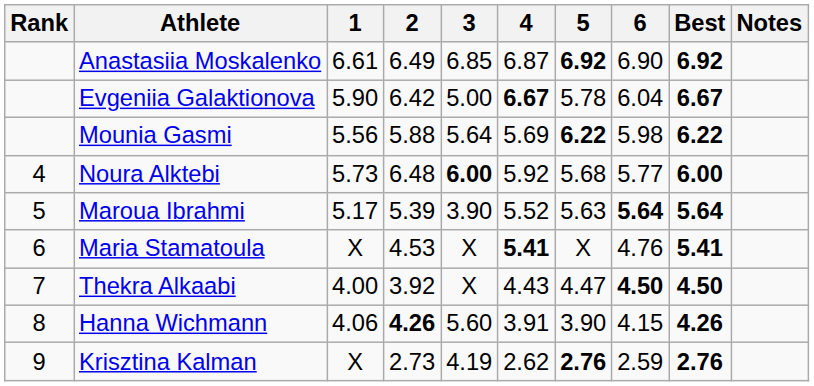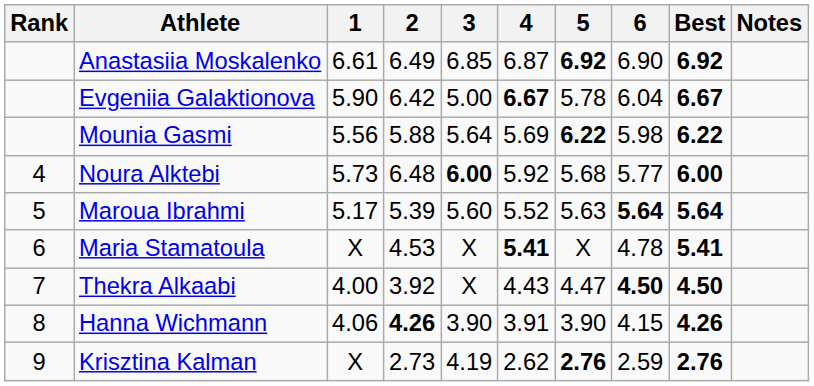(469, 211) 3.90 -> (469, 211) 5.60
(640, 248) 4.76 -> (640, 248) 4.78
(469, 323) 5.60 -> (469, 323) 3.90
